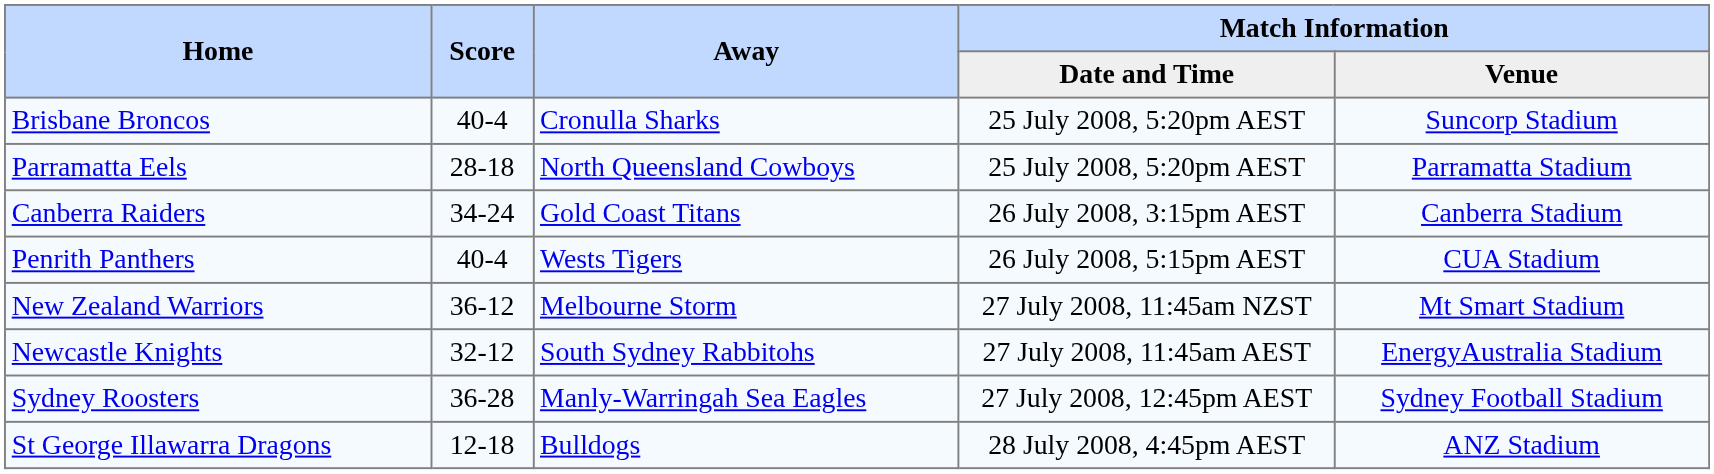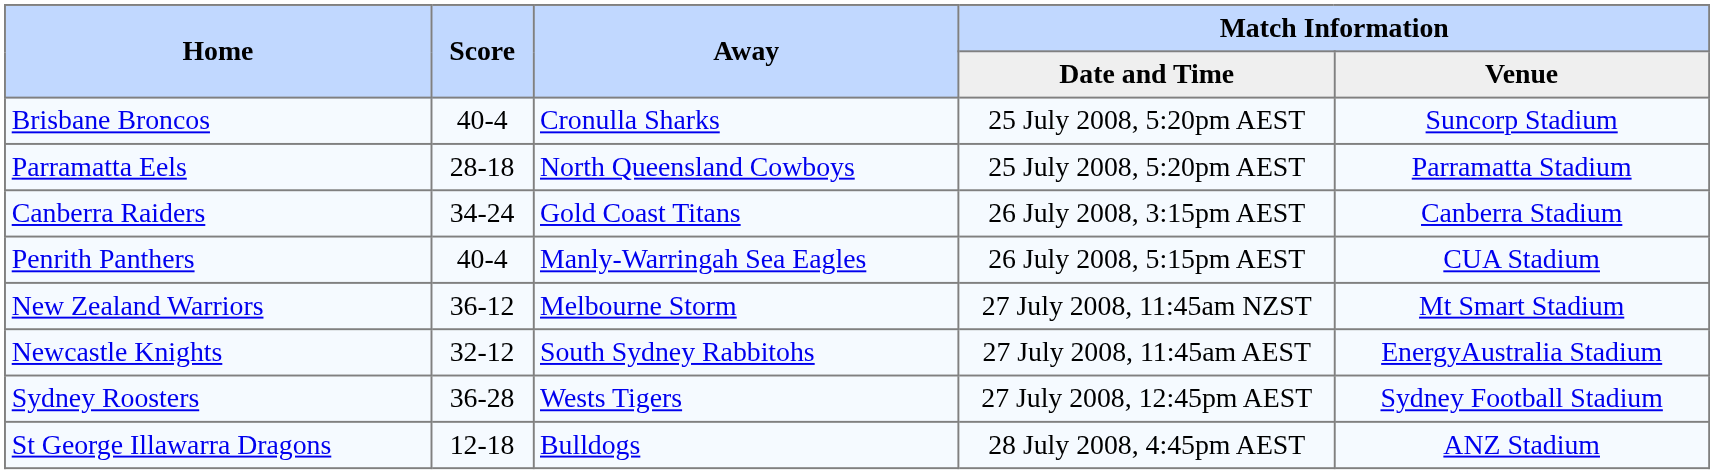(611, 259) Wests Tigers -> (703, 259) Manly-Warringah Sea Eagles
(703, 398) Manly-Warringah Sea Eagles -> (611, 398) Wests Tigers
